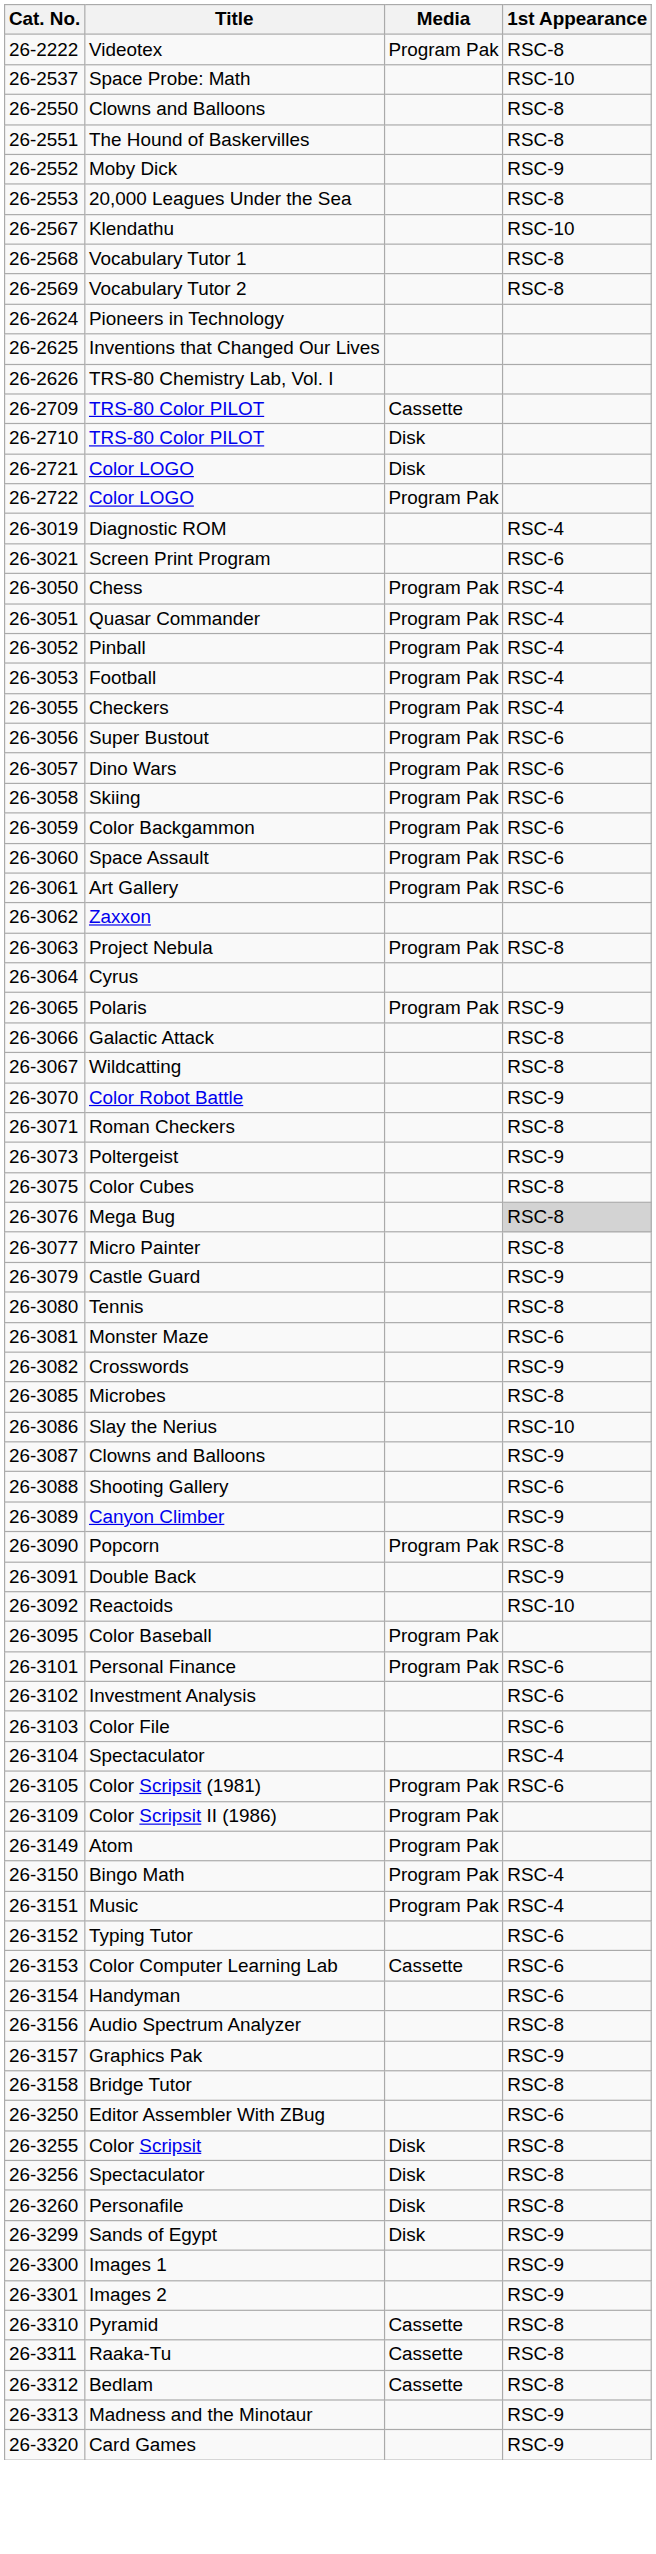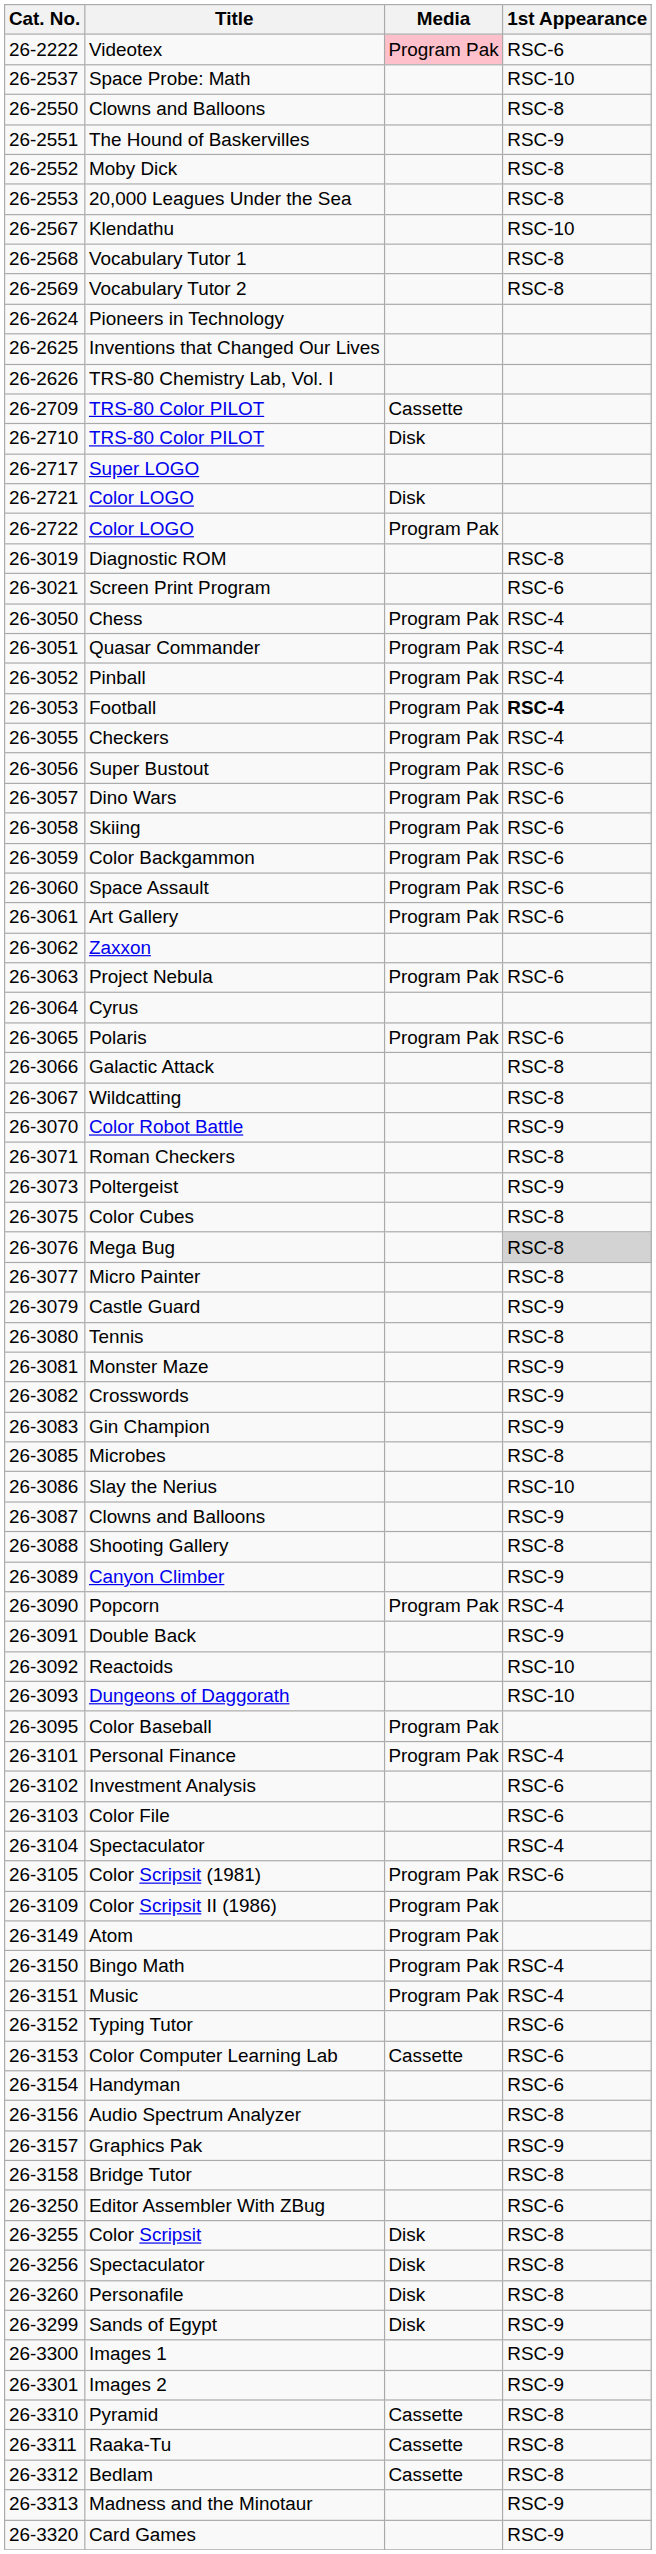(443, 49) no background -> (443, 49) pink background
(536, 49) RSC-8 -> (536, 49) RSC-6
(536, 139) RSC-8 -> (536, 139) RSC-9
(536, 169) RSC-9 -> (536, 169) RSC-8
+ row: (44, 468)
(536, 528) RSC-4 -> (536, 558) RSC-8
(536, 678) normal -> (536, 708) bold
(536, 947) RSC-8 -> (536, 977) RSC-6
(536, 1007) RSC-9 -> (536, 1037) RSC-6
(536, 1336) RSC-6 -> (536, 1366) RSC-9
+ row: (44, 1426)
(536, 1486) RSC-6 -> (536, 1546) RSC-8
(536, 1546) RSC-8 -> (536, 1606) RSC-4
+ row: (44, 1696)
(536, 1666) RSC-6 -> (536, 1756) RSC-4
